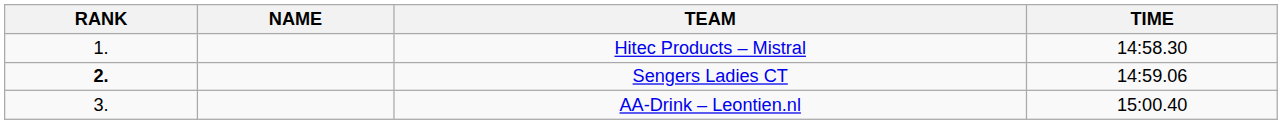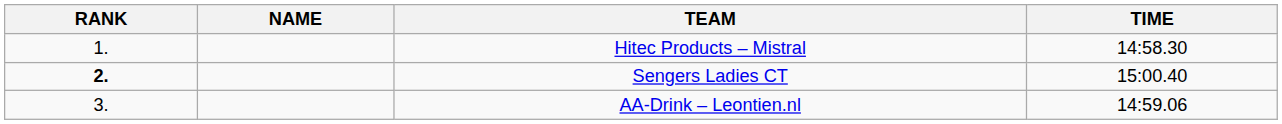(1152, 77) 14:59.06 -> (1152, 77) 15:00.40
(1152, 105) 15:00.40 -> (1152, 105) 14:59.06
